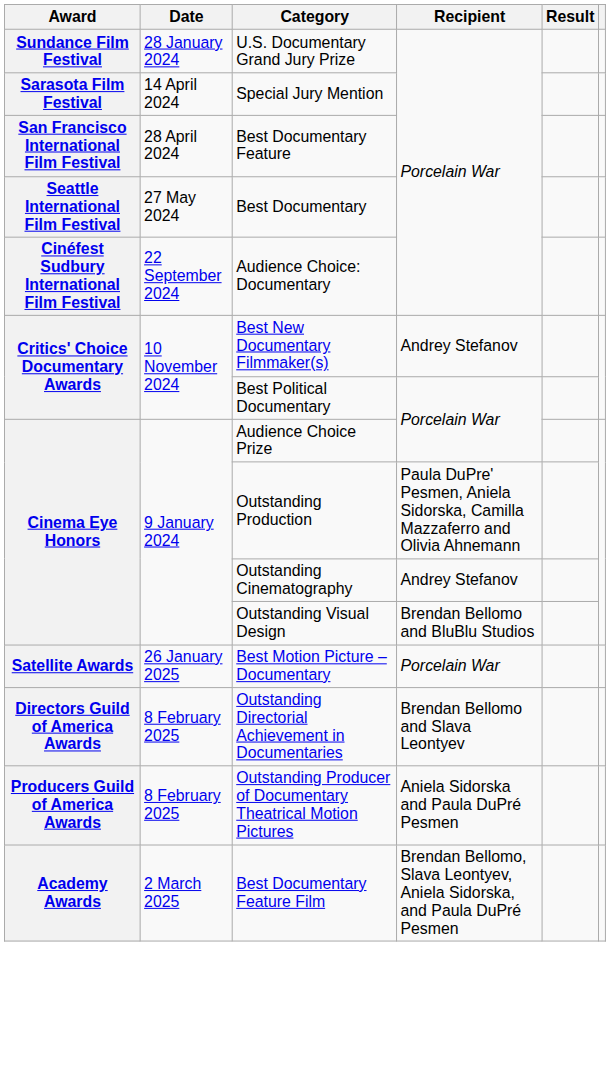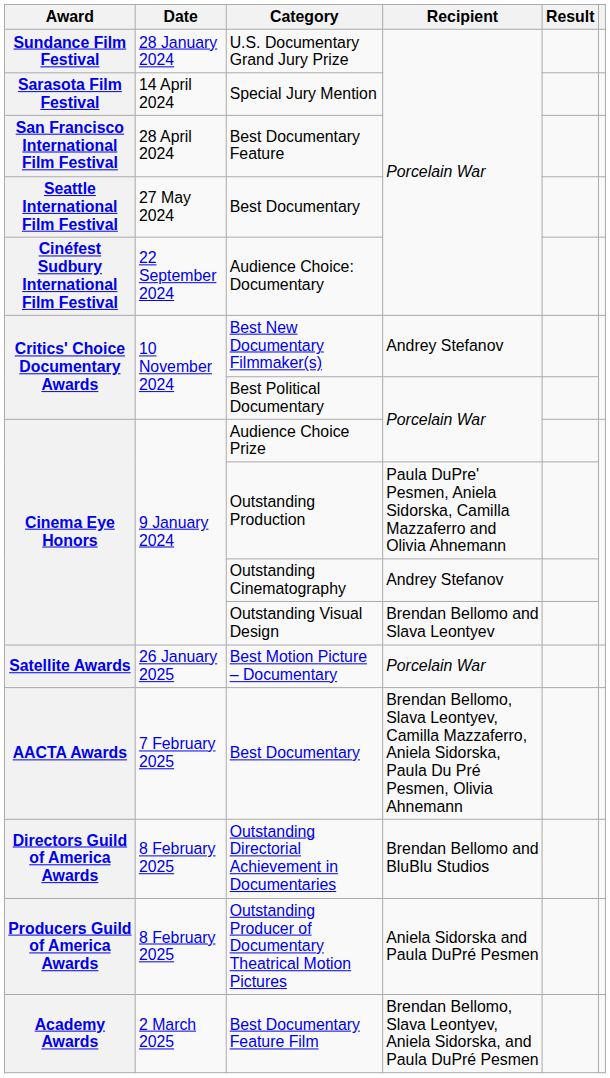(467, 623) Brendan Bellomo and BluBlu Studios -> (462, 623) Brendan Bellomo and Slava Leontyev
+ row: (70, 753)
(461, 726) Brendan Bellomo and Slava Leontyev -> (462, 858) Brendan Bellomo and BluBlu Studios
